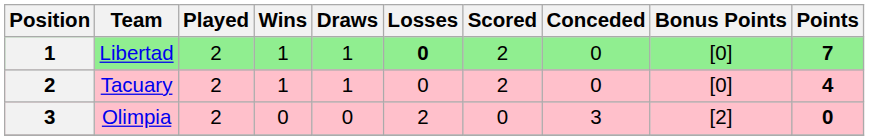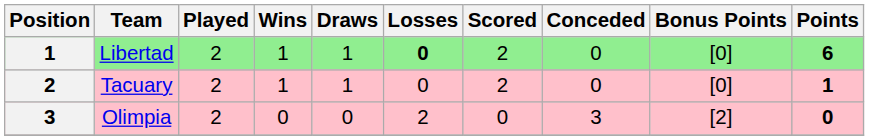(828, 53) 7 -> (828, 53) 6
(828, 85) 4 -> (828, 85) 1
